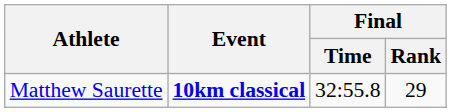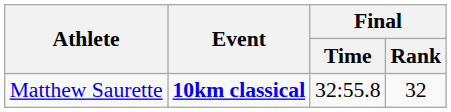(416, 90) 29 -> (416, 90) 32
